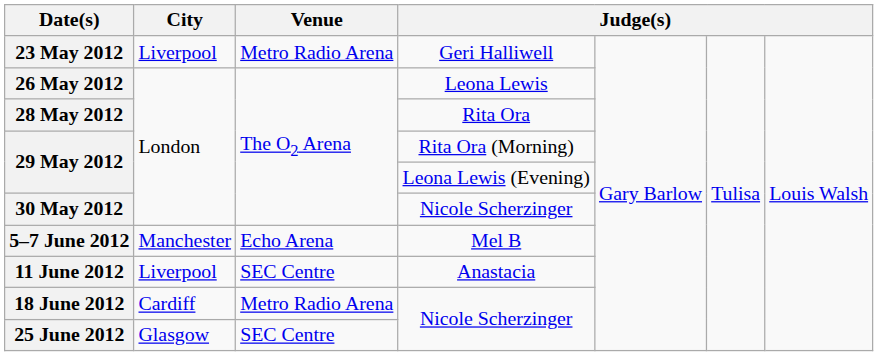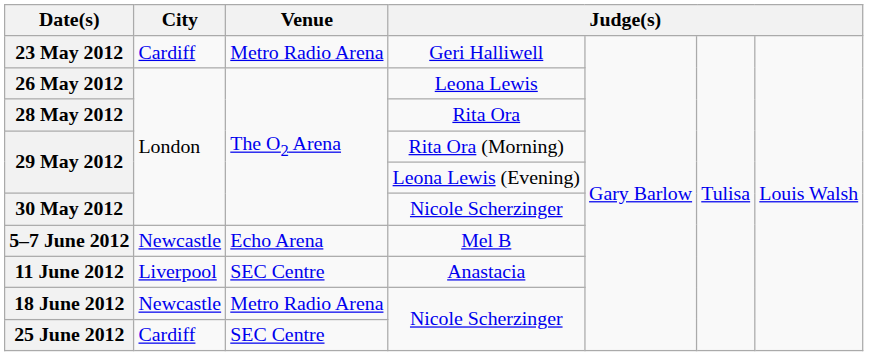(178, 51) Liverpool -> (167, 51) Cardiff
(185, 240) Manchester -> (180, 240) Newcastle
(167, 303) Cardiff -> (180, 303) Newcastle
(174, 334) Glasgow -> (167, 334) Cardiff
